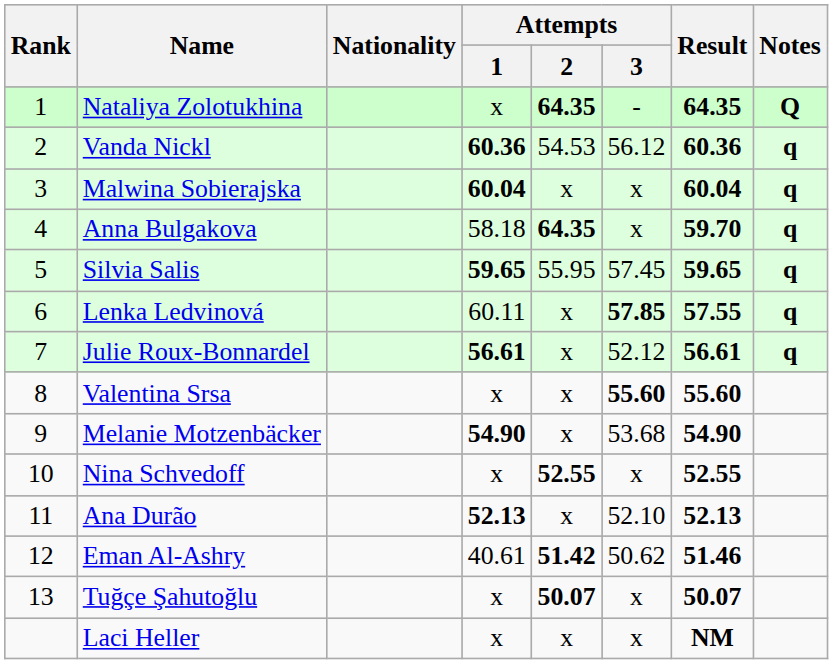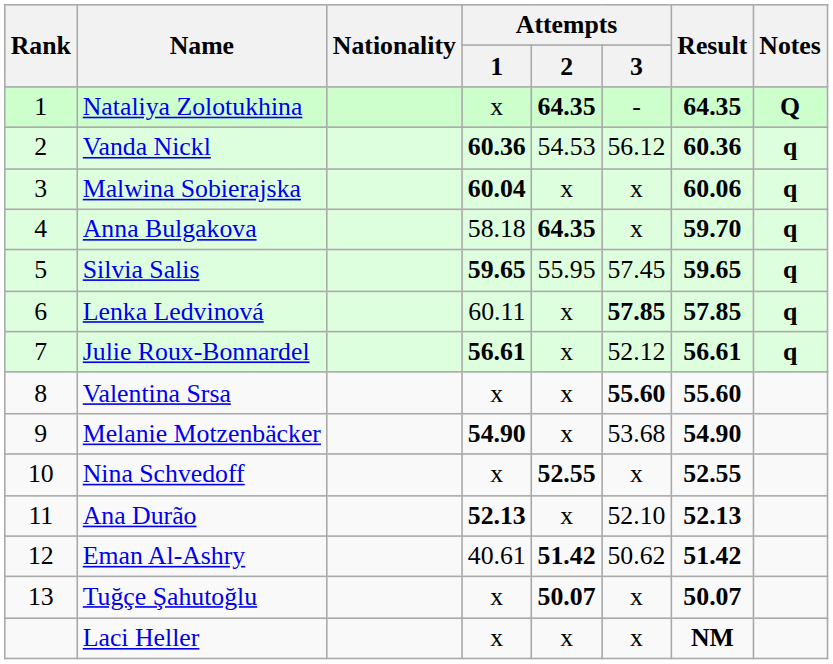(712, 188) 60.04 -> (712, 188) 60.06
(712, 310) 57.55 -> (712, 310) 57.85
(712, 556) 51.46 -> (712, 556) 51.42
